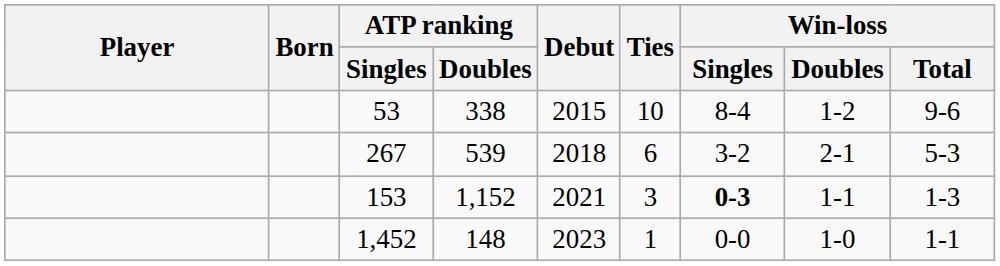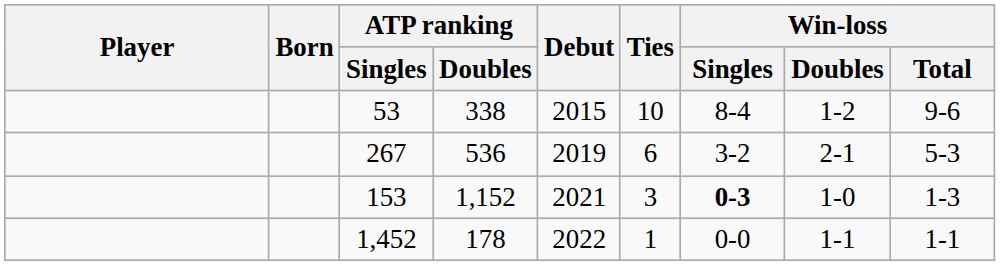(485, 153) 539 -> (485, 153) 536
(579, 153) 2018 -> (579, 153) 2019
(837, 196) 1-1 -> (837, 196) 1-0
(485, 238) 148 -> (485, 238) 178
(579, 238) 2023 -> (579, 238) 2022
(837, 238) 1-0 -> (837, 238) 1-1
